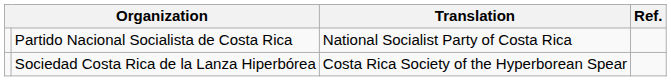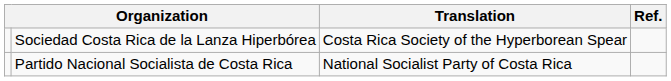rows swapped: (154, 40) <-> (165, 64)
